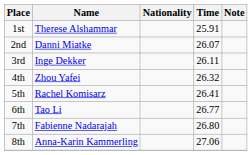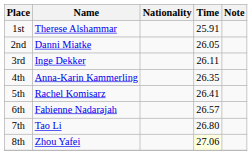(208, 45) 26.07 -> (208, 45) 26.05
(57, 77) Zhou Yafei -> (86, 77) Anna-Karin Kammerling
(208, 77) 26.32 -> (208, 77) 26.35
(48, 110) Tao Li -> (76, 110) Fabienne Nadarajah
(208, 110) 26.77 -> (208, 110) 26.57
(76, 126) Fabienne Nadarajah -> (48, 126) Tao Li
(86, 142) Anna-Karin Kammerling -> (57, 142) Zhou Yafei
(208, 142) no background -> (208, 142) lightyellow background
